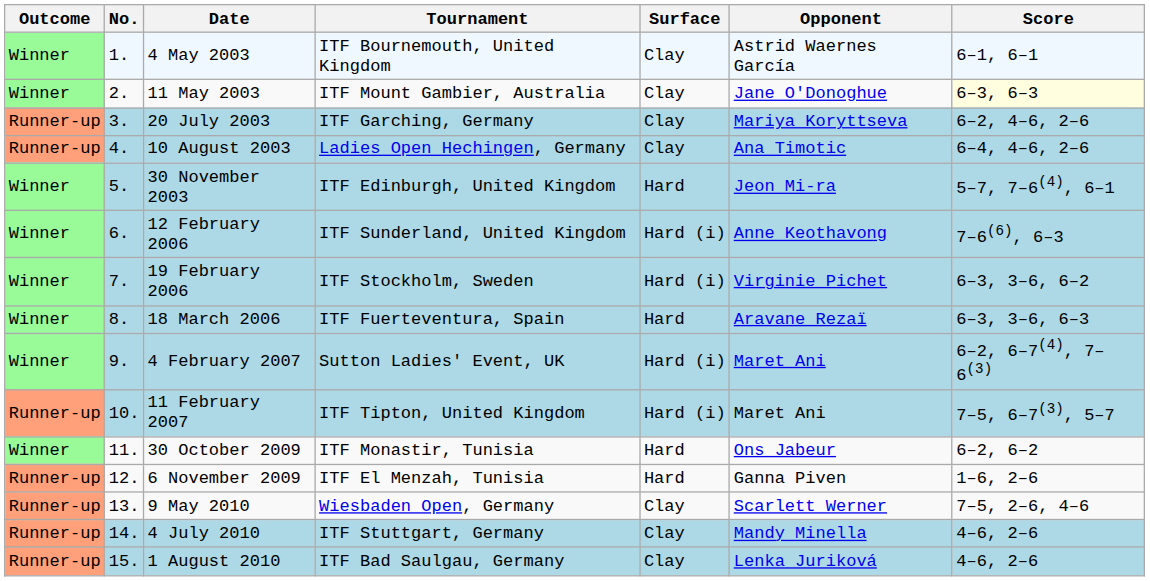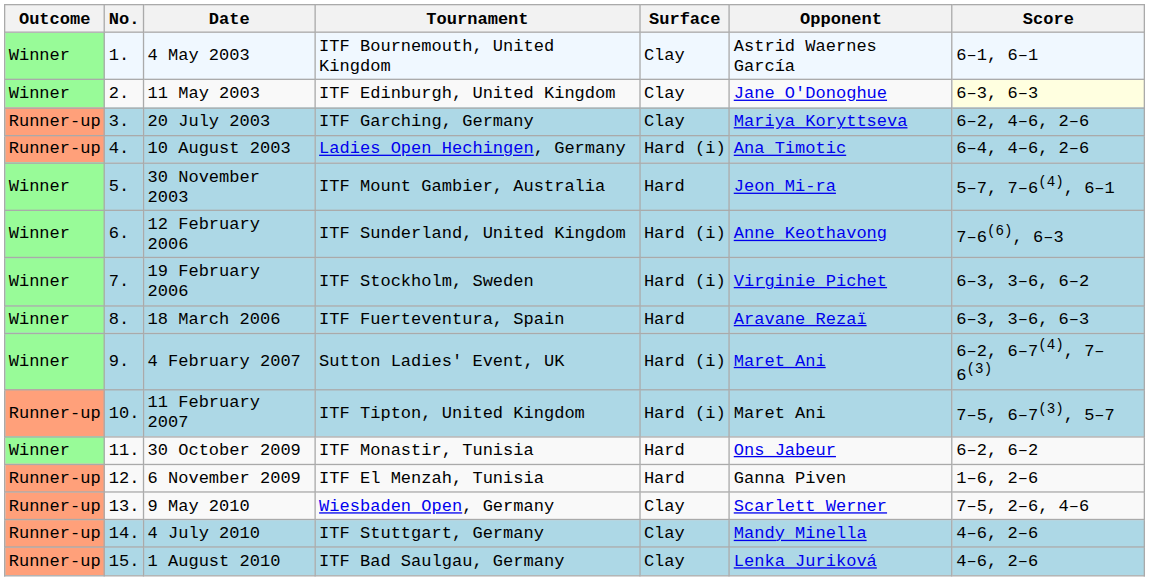(462, 94) ITF Mount Gambier, Australia -> (467, 94) ITF Edinburgh, United Kingdom
(664, 149) Clay -> (685, 149) Hard (i)
(467, 187) ITF Edinburgh, United Kingdom -> (462, 187) ITF Mount Gambier, Australia
